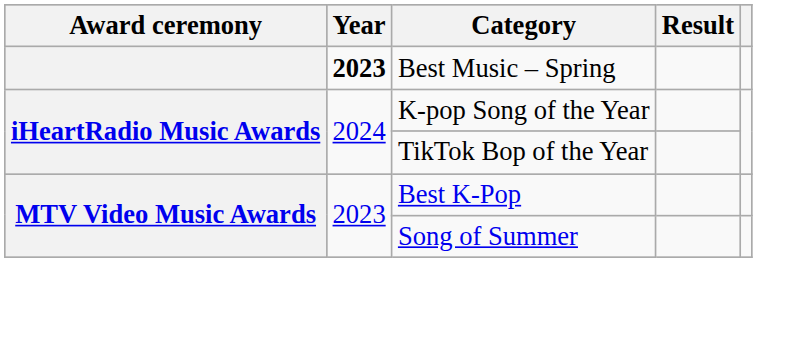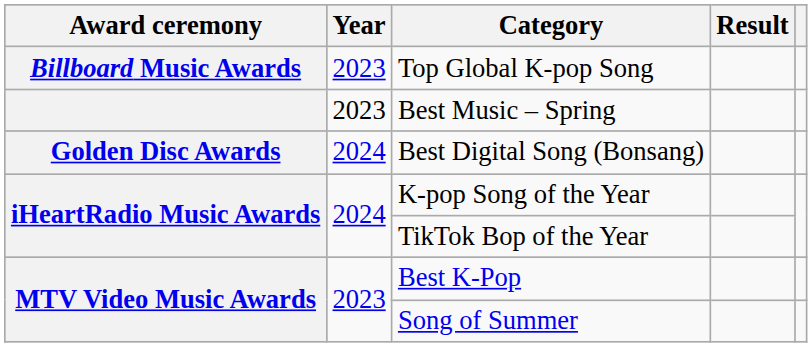+ row: (526, 67)
(359, 67) bold -> (359, 109) normal
+ row: (551, 151)
